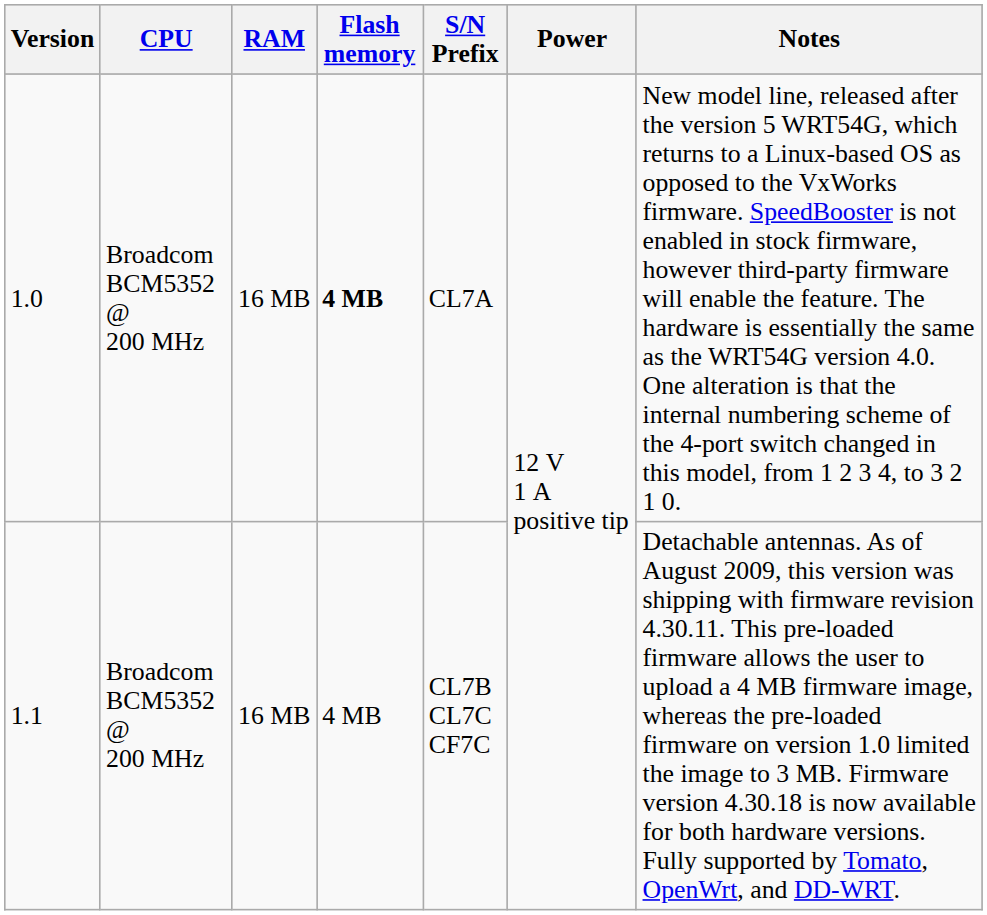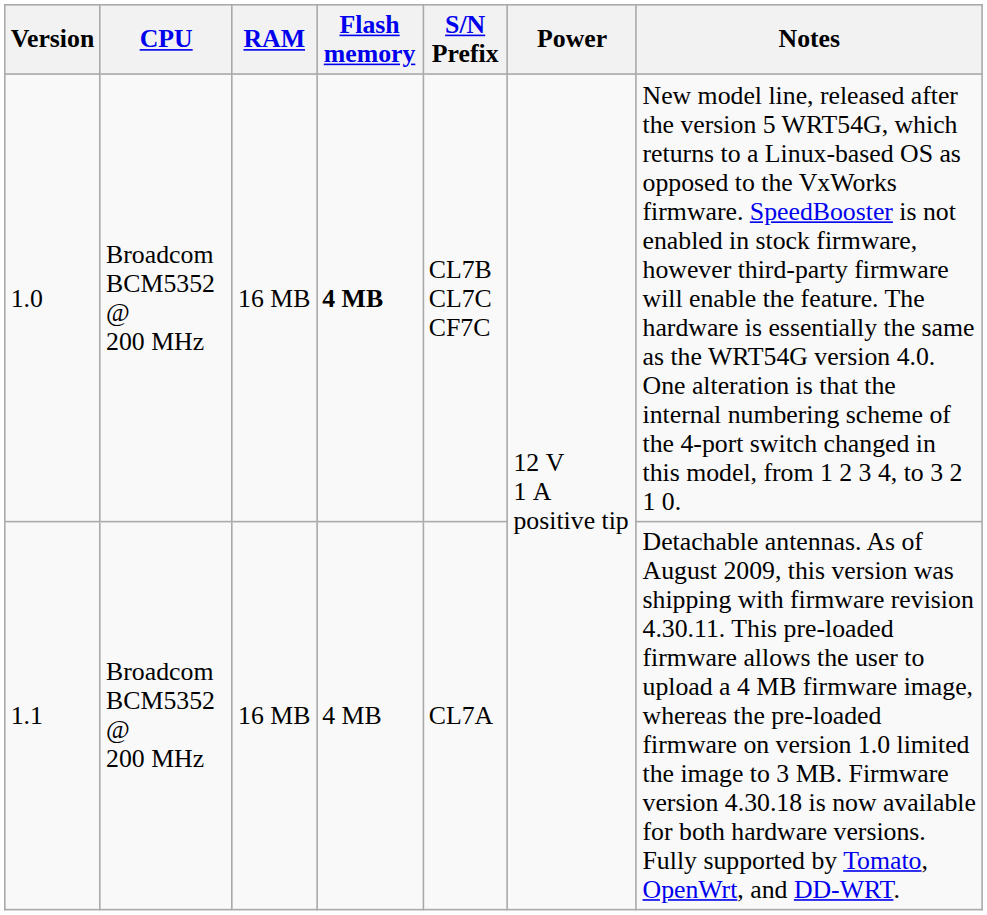(461, 297) CL7A -> (460, 297) CL7B CL7C CF7C
(460, 715) CL7B CL7C CF7C -> (461, 715) CL7A
